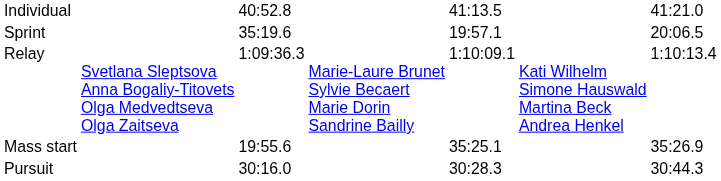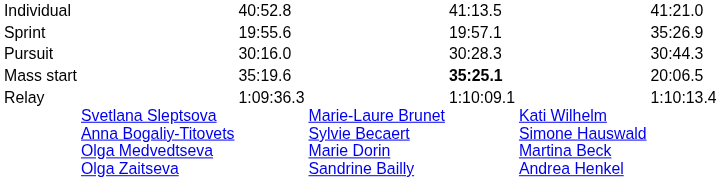(265, 32) 35:19.6 -> (265, 32) 19:55.6
(677, 32) 20:06.5 -> (677, 32) 35:26.9
rows swapped: (29, 169) <-> (24, 54)
(265, 147) 19:55.6 -> (265, 76) 35:19.6
(475, 147) normal -> (476, 76) bold
(677, 147) 35:26.9 -> (677, 76) 20:06.5
